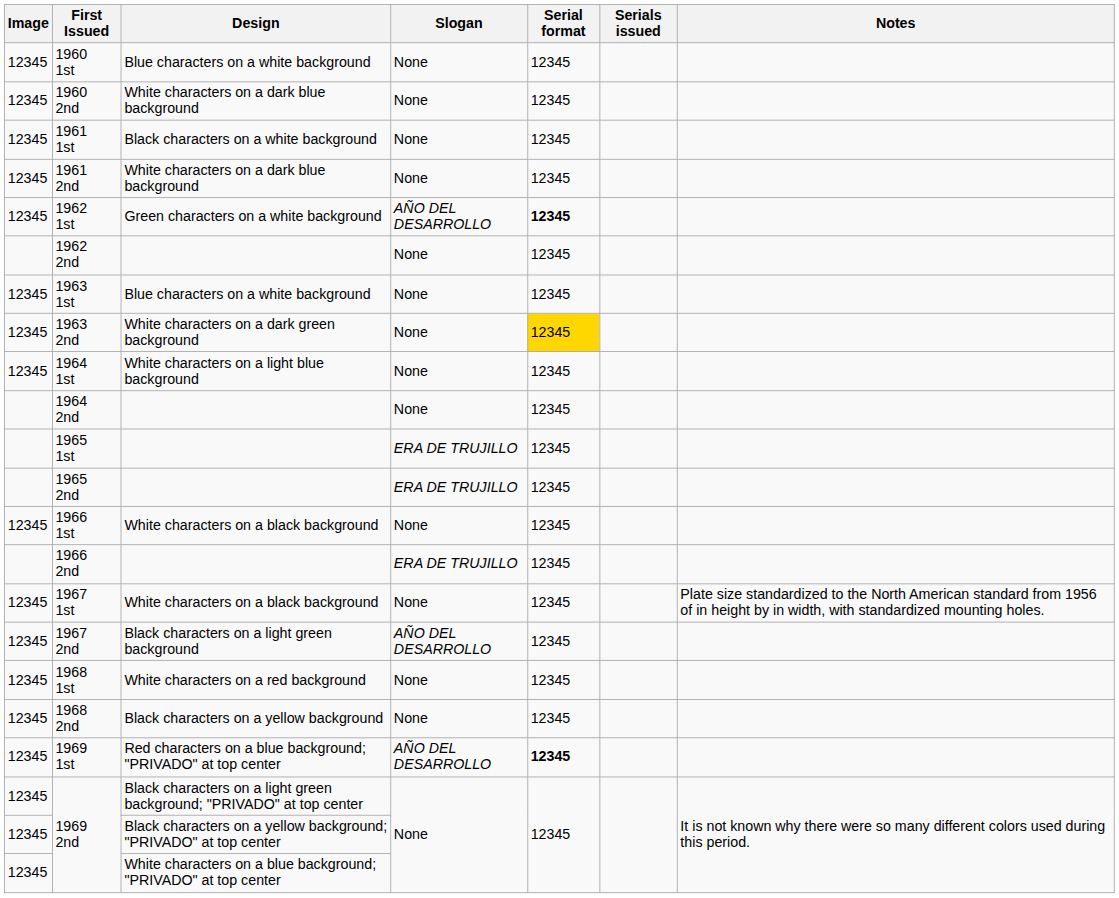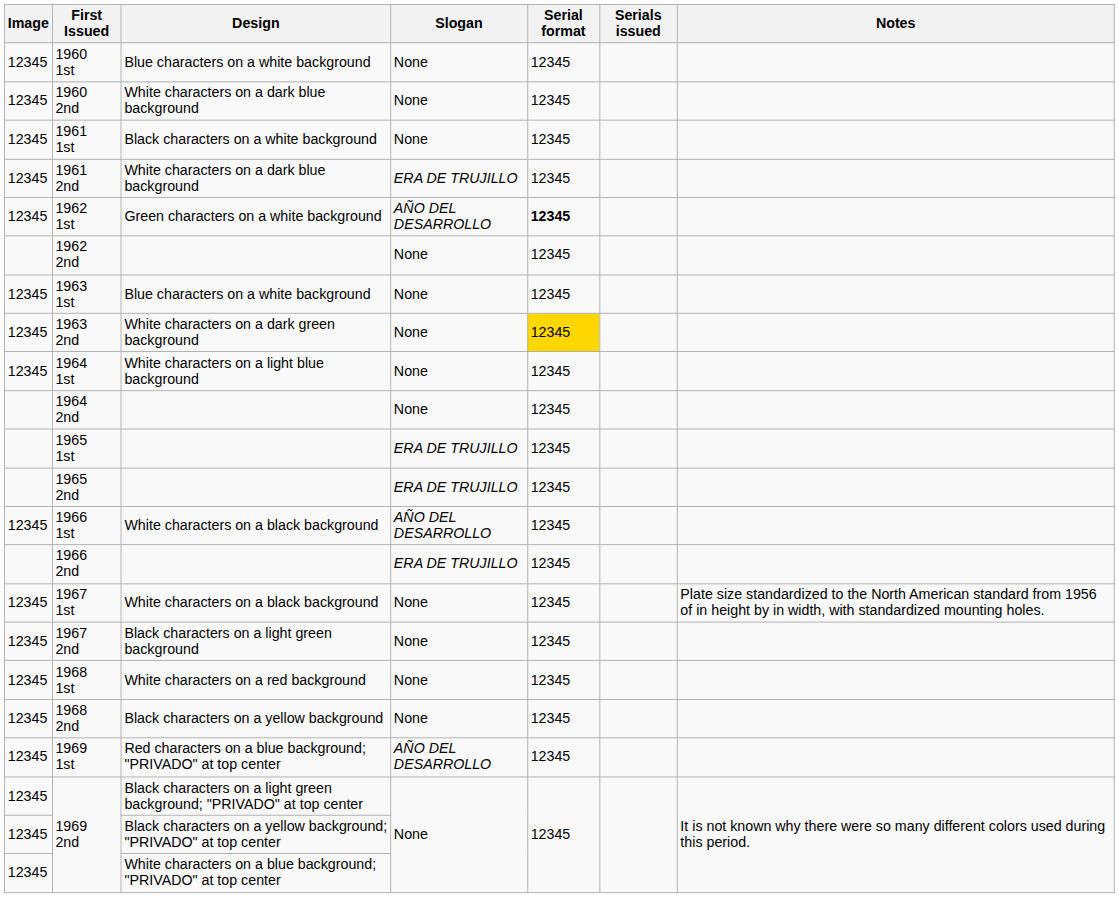(411, 178) None -> (456, 178) ERA DE TRUJILLO
(411, 525) None -> (443, 525) AÑO DEL DESARROLLO
(443, 641) AÑO DEL DESARROLLO -> (411, 641) None
(550, 757) bold -> (550, 757) normal
